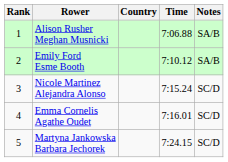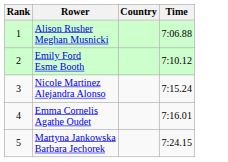- column: (209, 12)
